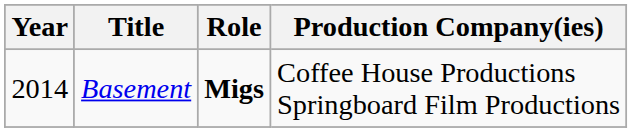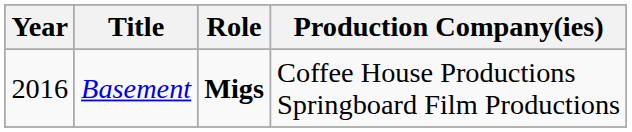(40, 87) 2014 -> (40, 87) 2016
